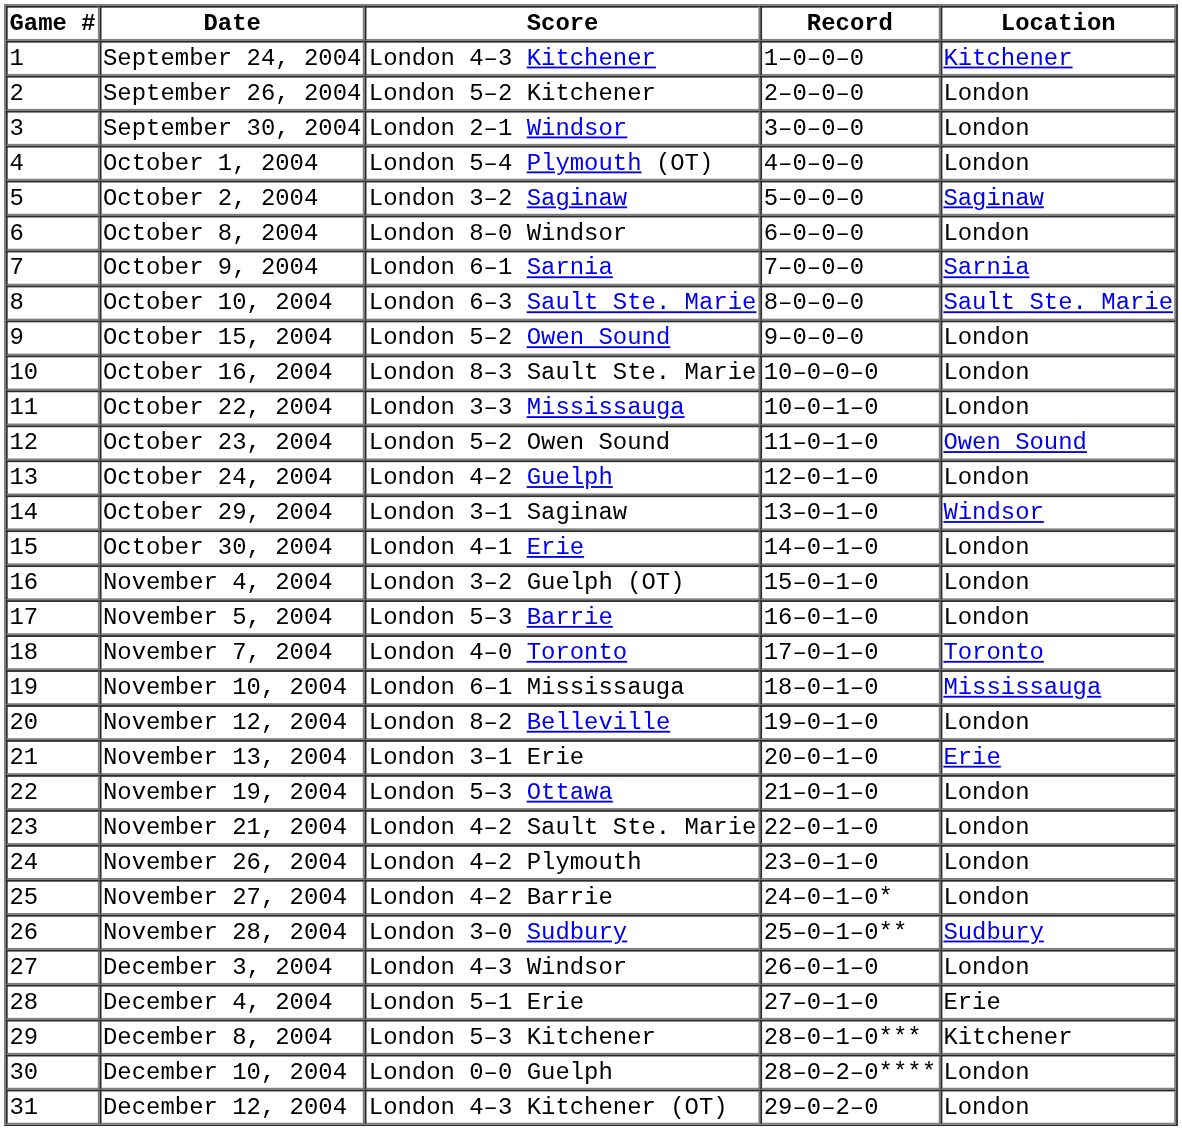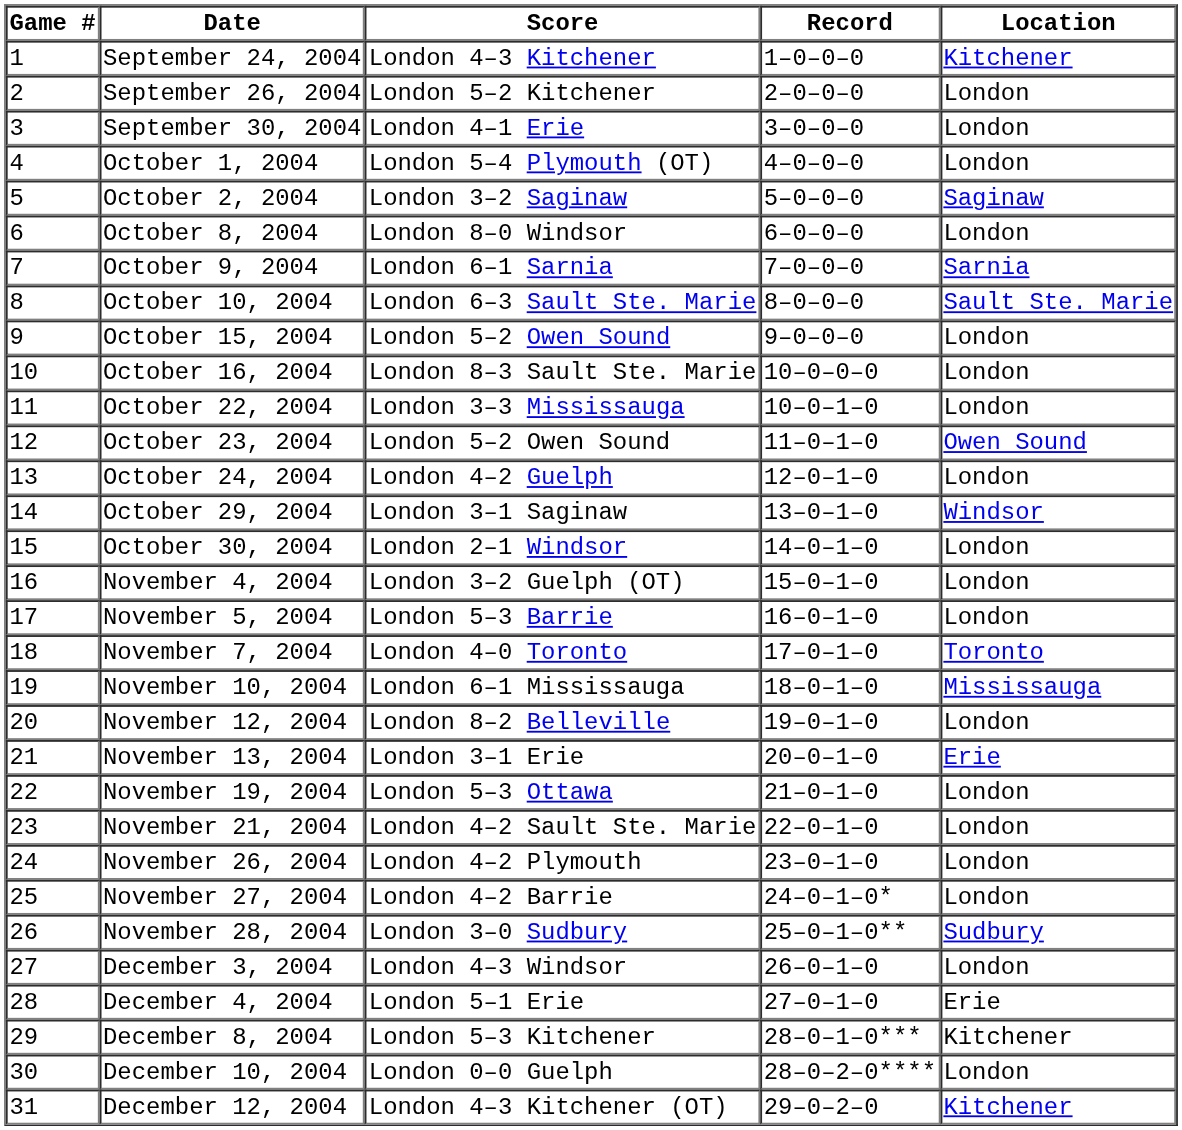(498, 128) London 2–1 Windsor -> (476, 128) London 4–1 Erie
(476, 548) London 4–1 Erie -> (498, 548) London 2–1 Windsor
(986, 1107) London -> (1008, 1107) Kitchener
